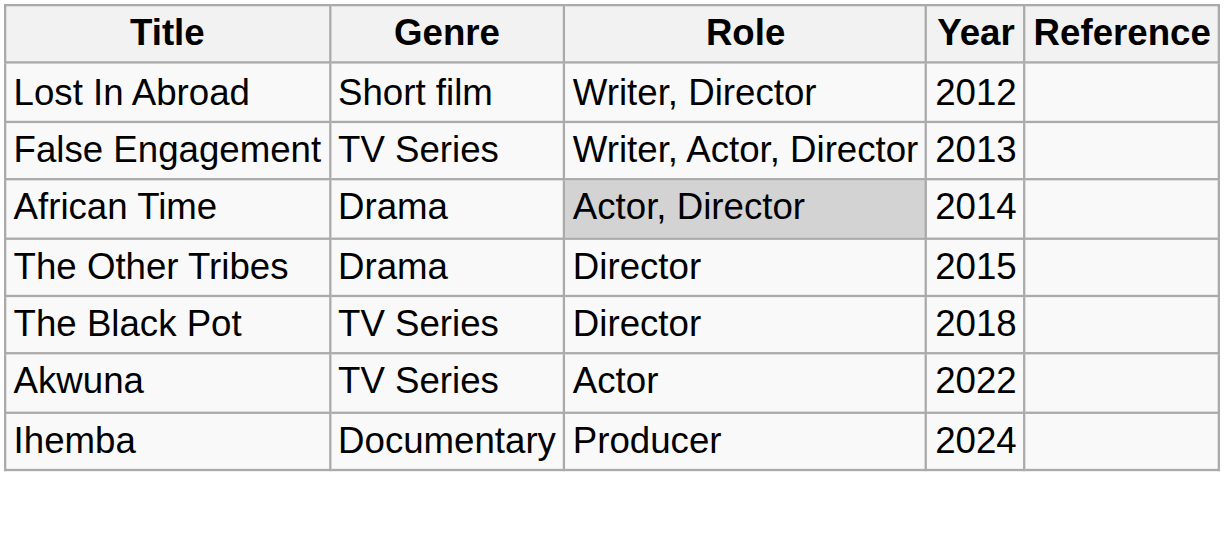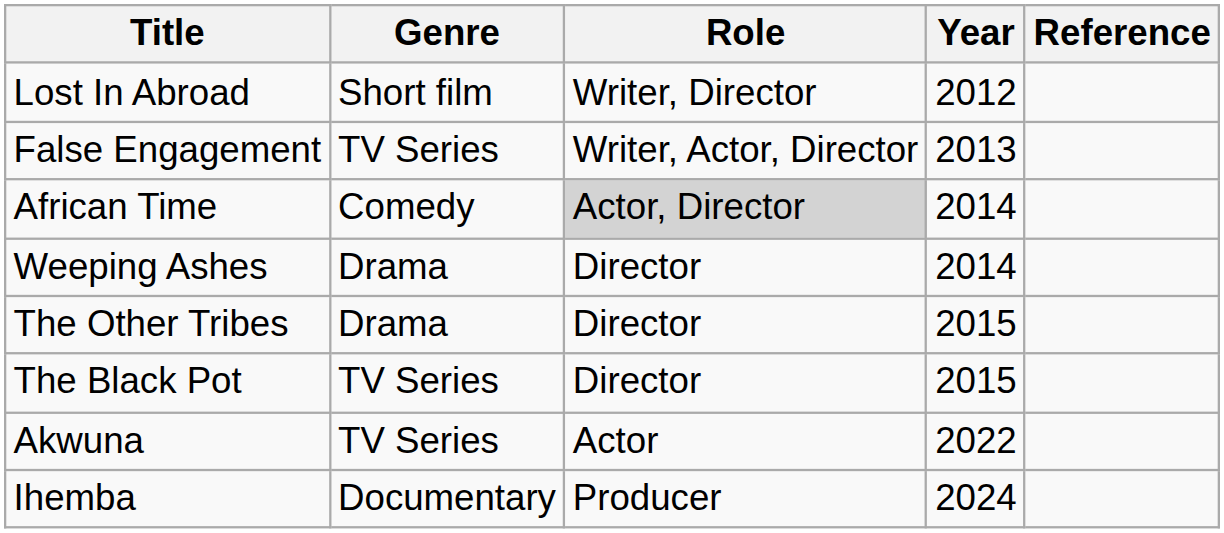(393, 207) Drama -> (406, 207) Comedy
+ row: (141, 265)
(976, 324) 2018 -> (976, 382) 2015
